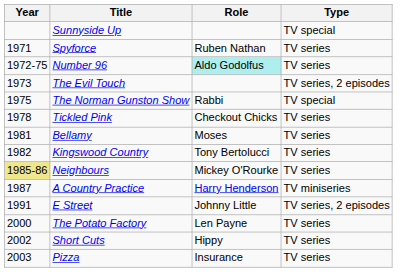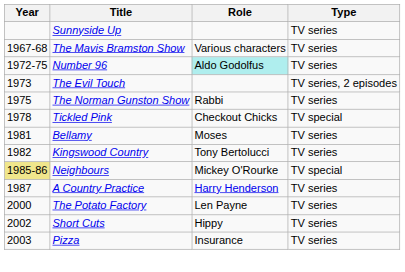(309, 30) TV special -> (314, 30) TV series
+ row: (118, 48)
- row: (74, 48)
(309, 100) TV special -> (314, 100) TV series
(307, 118) TV series -> (317, 118) TV special
(307, 170) TV series -> (317, 170) TV special
(317, 188) TV miniseries -> (314, 188) TV series
- row: (72, 205)
